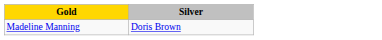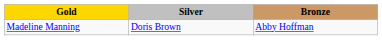+ column: (315, 12)
